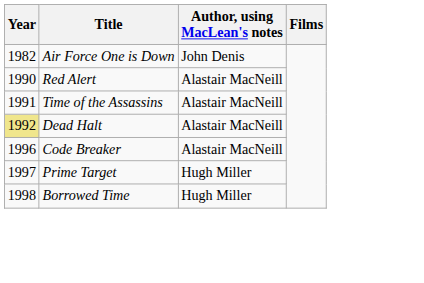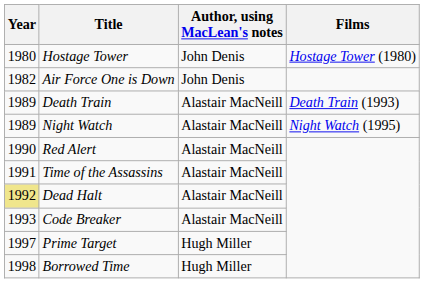+ row: (85, 56)
+ row: (77, 103)
+ row: (77, 126)
(22, 149) 1996 -> (22, 219) 1993
